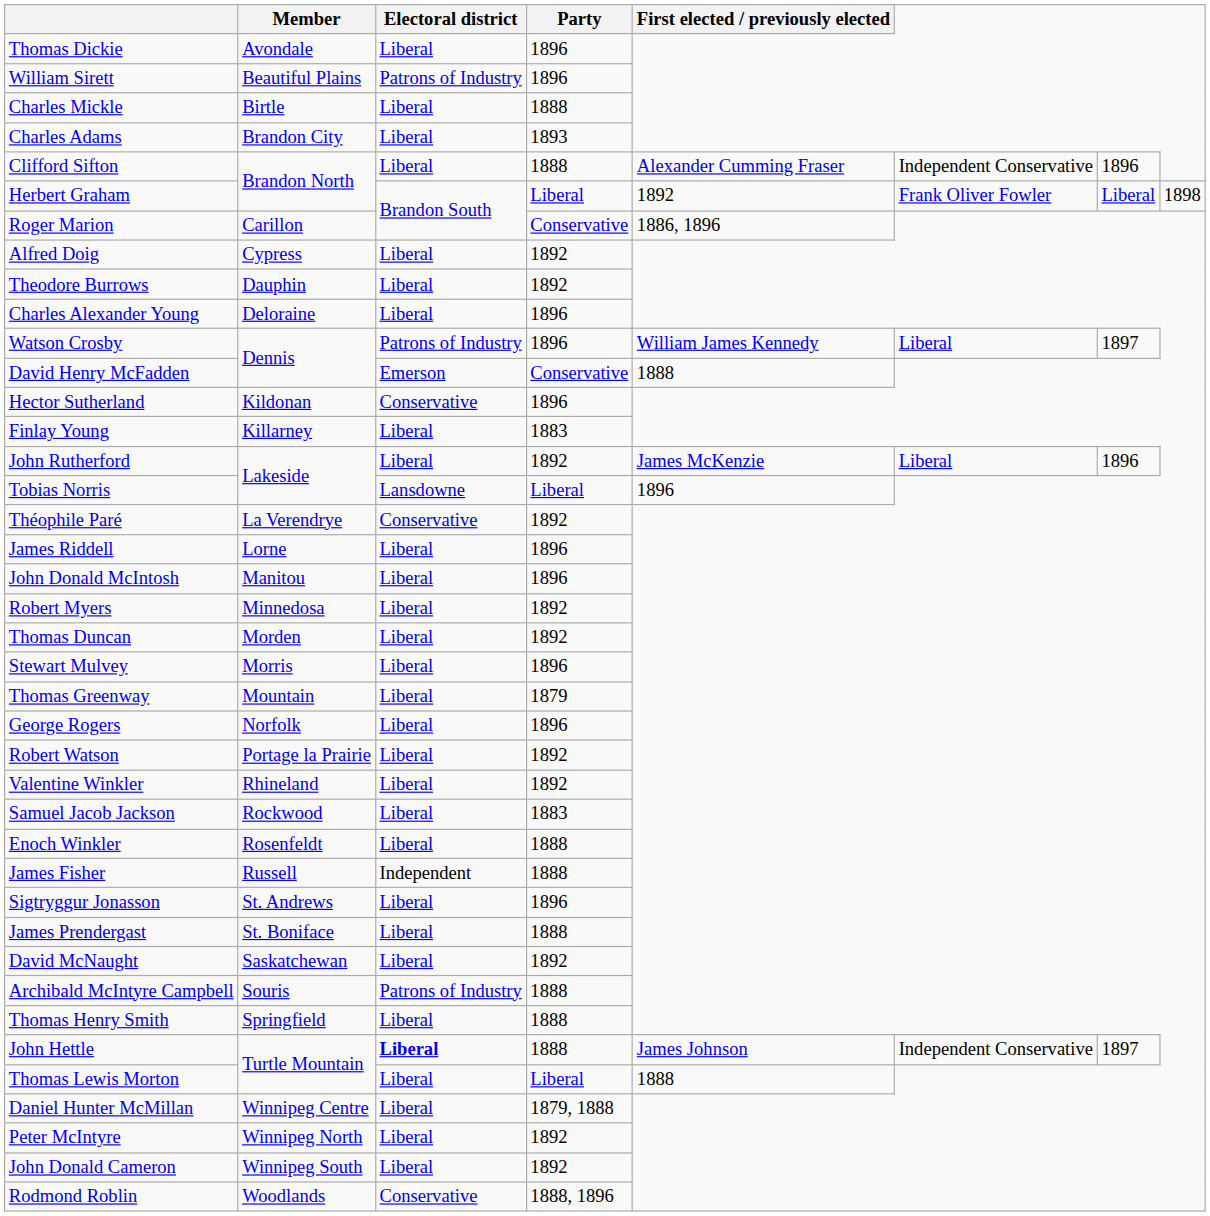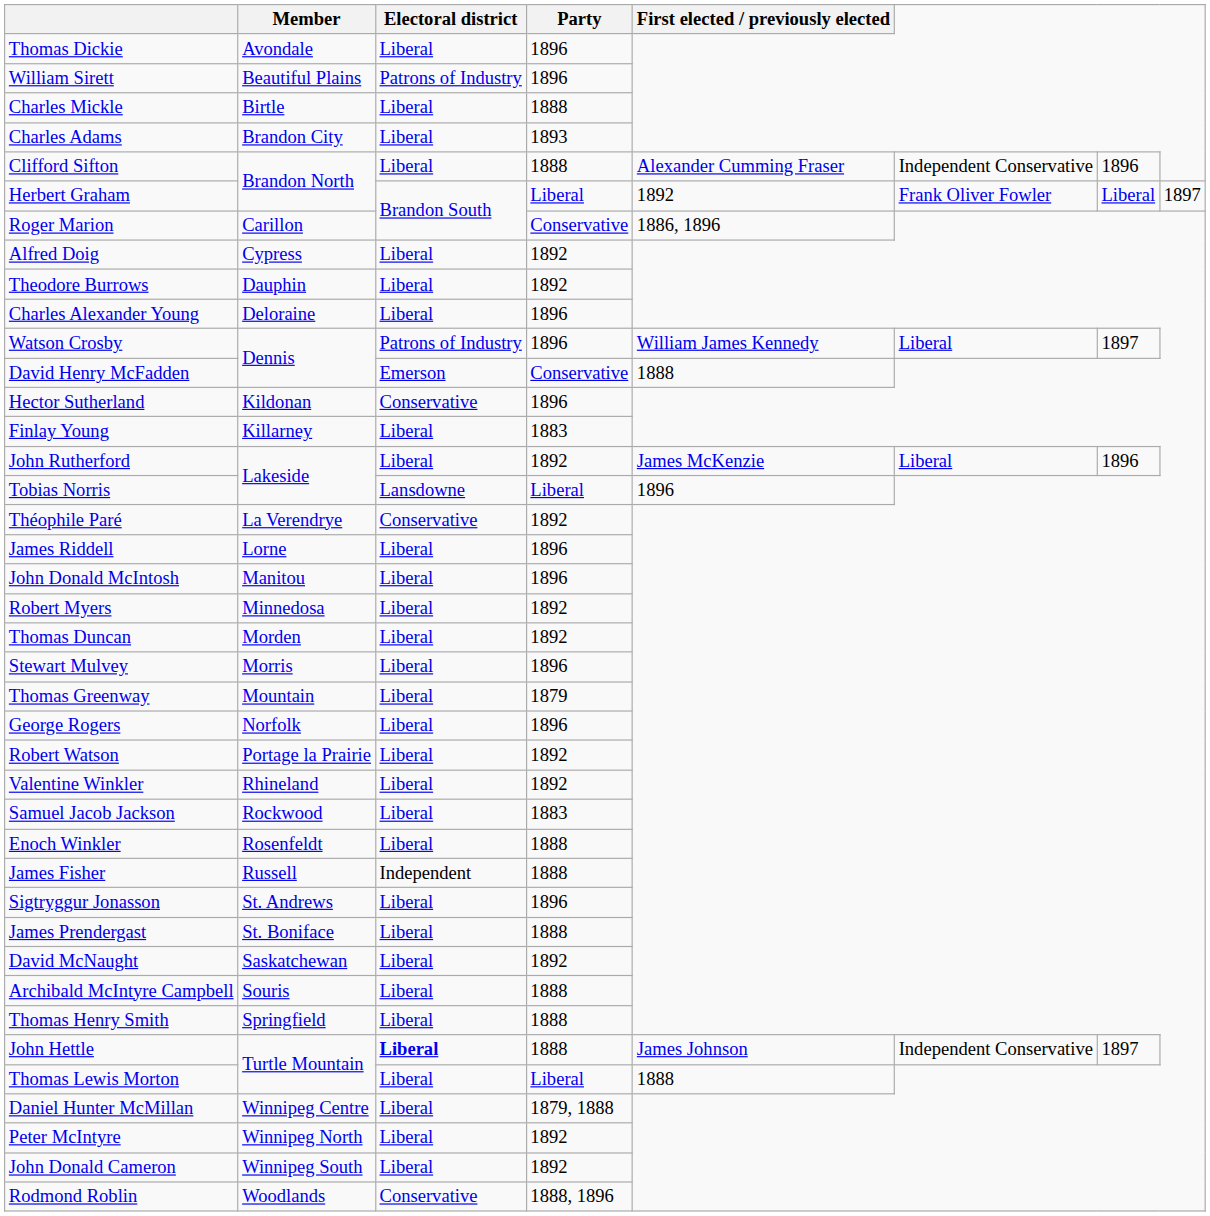(1182, 195) 1898 -> (1182, 195) 1897
(451, 990) Patrons of Industry -> (406, 990) Liberal
